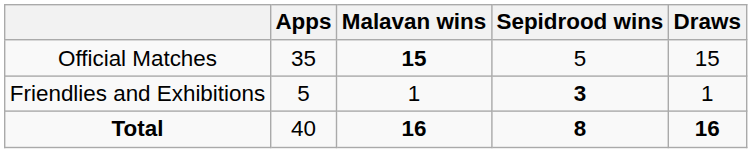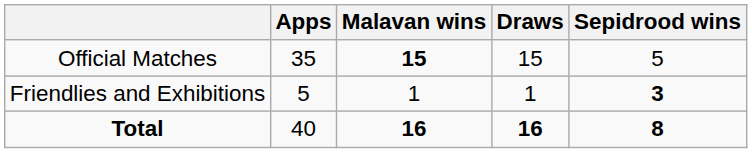columns swapped: (707, 22) <-> (580, 22)
